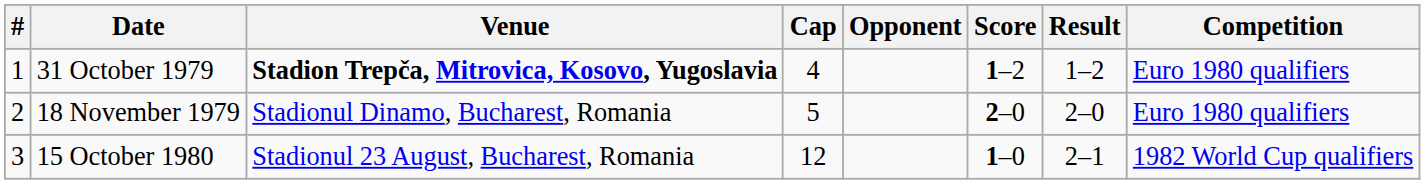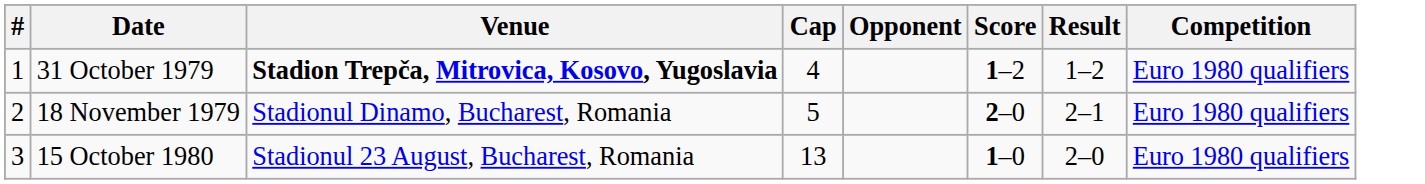(1085, 113) 2–0 -> (1085, 113) 2–1
(813, 157) 12 -> (813, 157) 13
(1085, 157) 2–1 -> (1085, 157) 2–0
(1273, 157) 1982 World Cup qualifiers -> (1241, 157) Euro 1980 qualifiers
